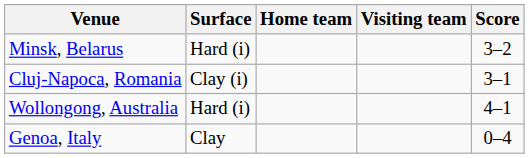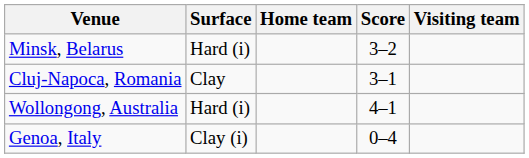columns swapped: (497, 19) <-> (414, 19)
(219, 78) Clay (i) -> (208, 78) Clay
(208, 138) Clay -> (219, 138) Clay (i)
